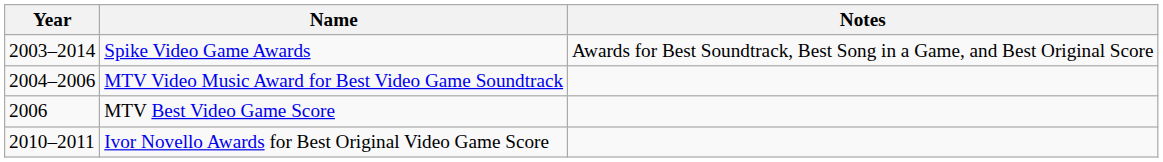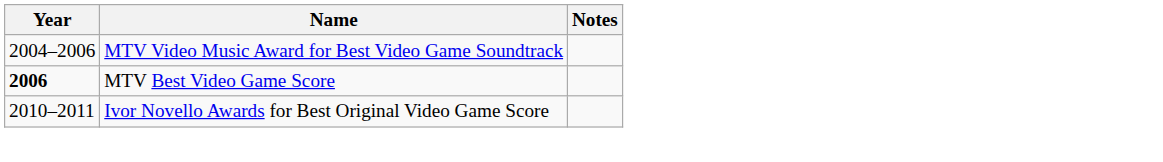- row: (207, 50)
(28, 111) normal -> (28, 80) bold
